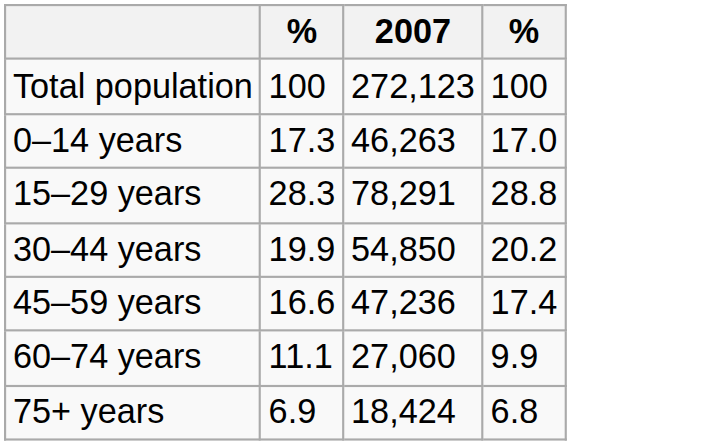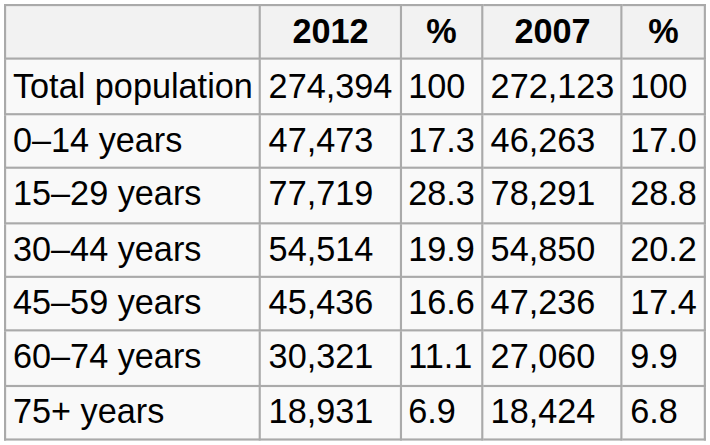+ column: (331, 31)
